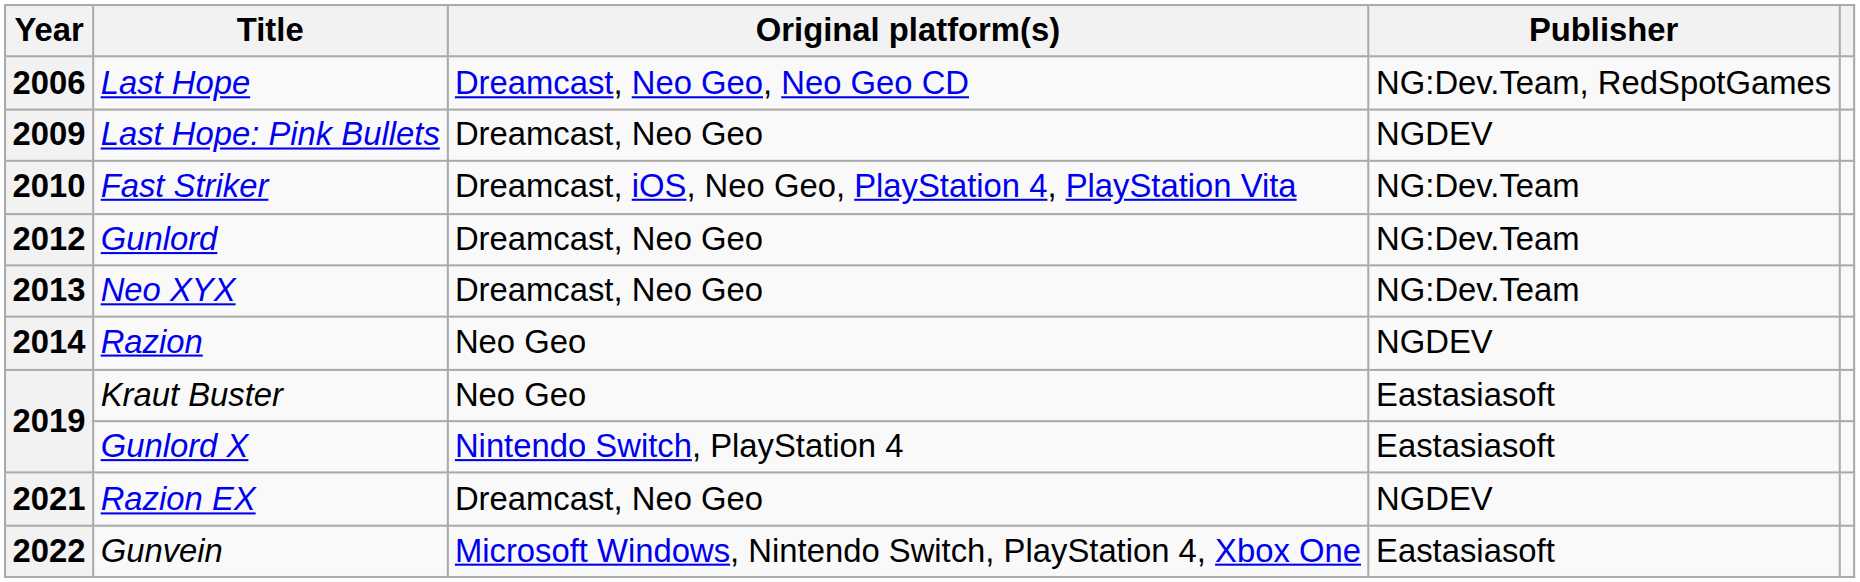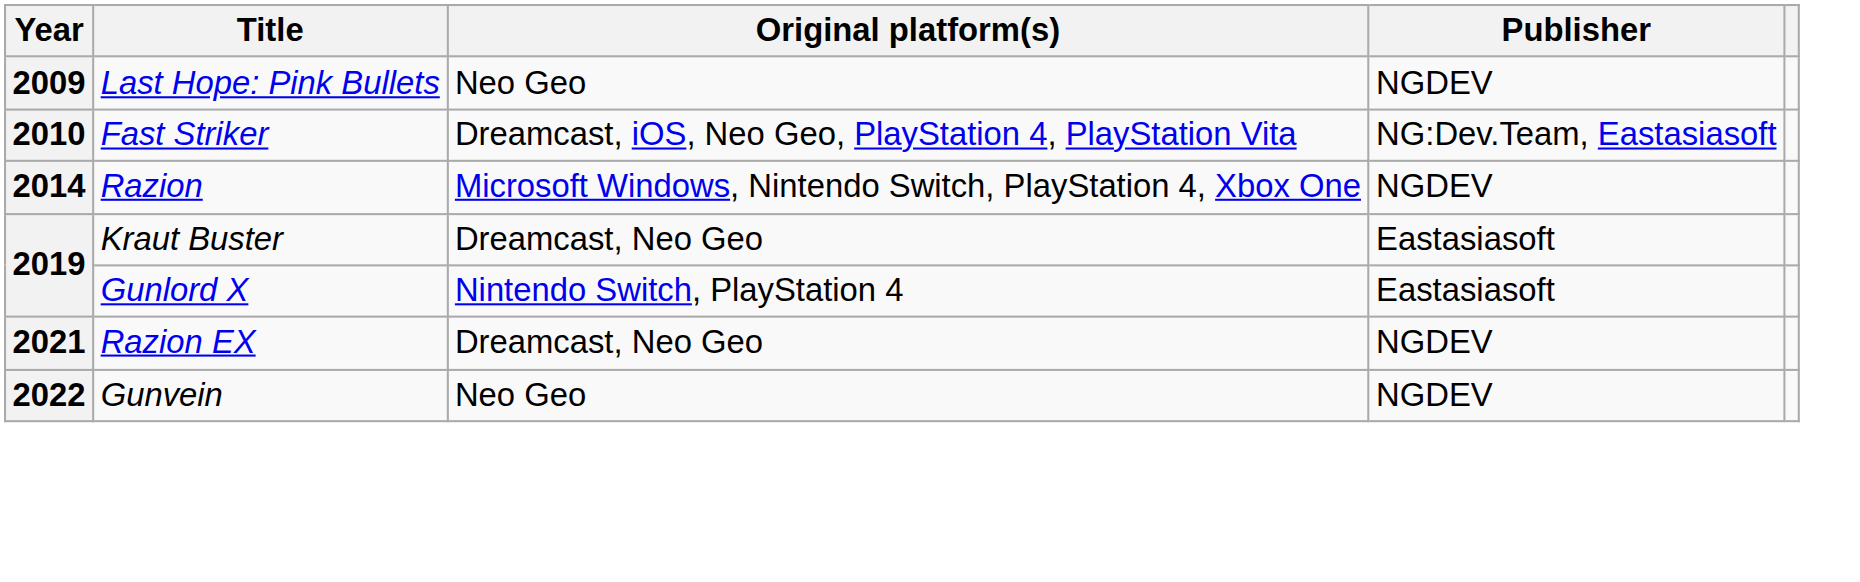- row: (49, 82)
(609, 134) Dreamcast, Neo Geo -> (521, 82) Neo Geo
(1478, 186) NG:Dev.Team -> (1576, 134) NG:Dev.Team, Eastasiasoft
- row: (49, 238)
- row: (49, 290)
(521, 342) Neo Geo -> (908, 186) Microsoft Windows, Nintendo Switch, PlayStation 4, Xbox One
(521, 394) Neo Geo -> (609, 238) Dreamcast, Neo Geo
(908, 550) Microsoft Windows, Nintendo Switch, PlayStation 4, Xbox One -> (521, 394) Neo Geo
(1465, 550) Eastasiasoft -> (1434, 394) NGDEV
